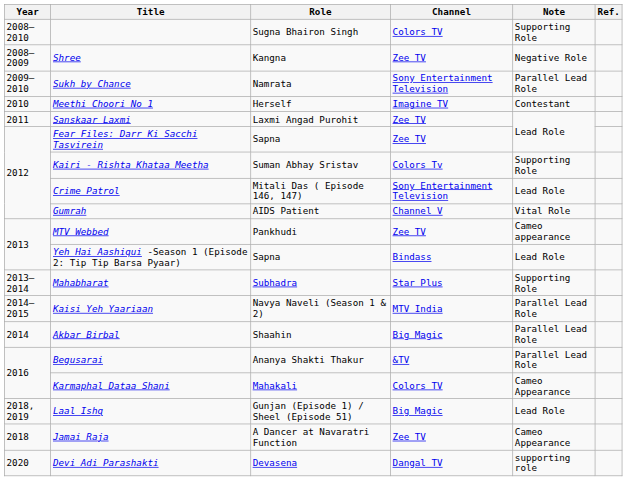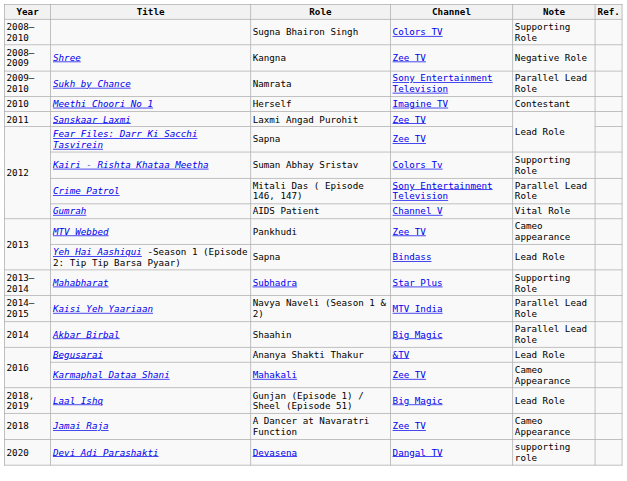(540, 191) Lead Role -> (551, 191) Parallel Lead Role
(551, 360) Parallel Lead Role -> (540, 355) Lead Role
(418, 386) Colors TV -> (409, 375) Zee TV
